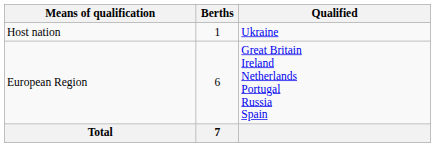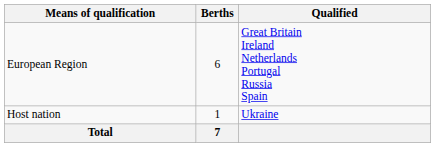rows swapped: (34, 31) <-> (47, 82)
